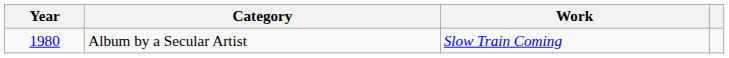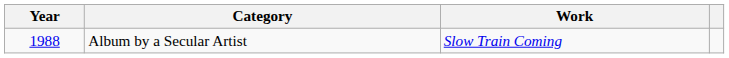(45, 40) 1980 -> (45, 40) 1988
